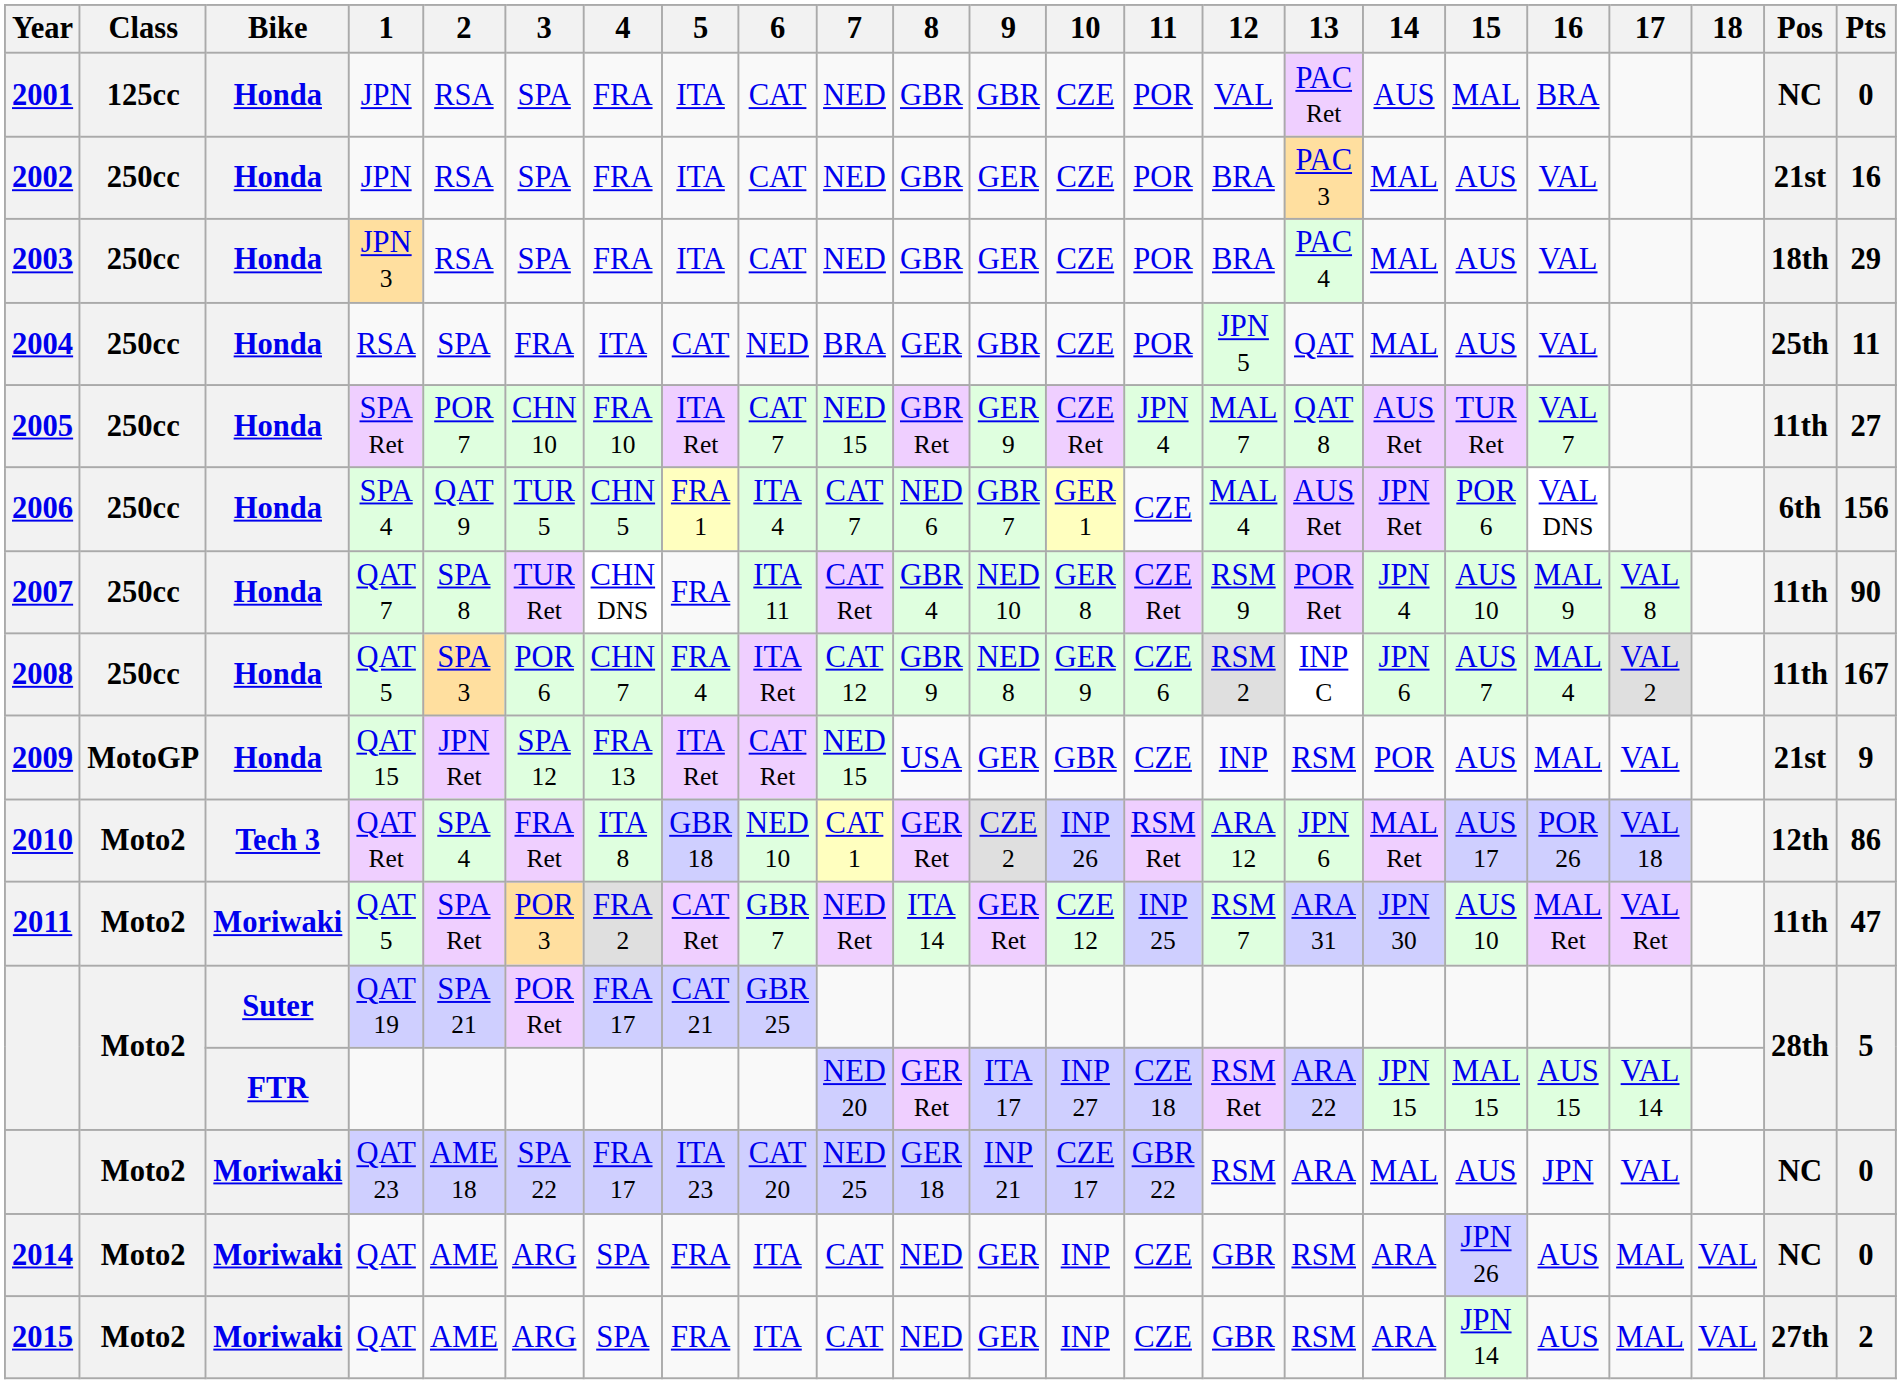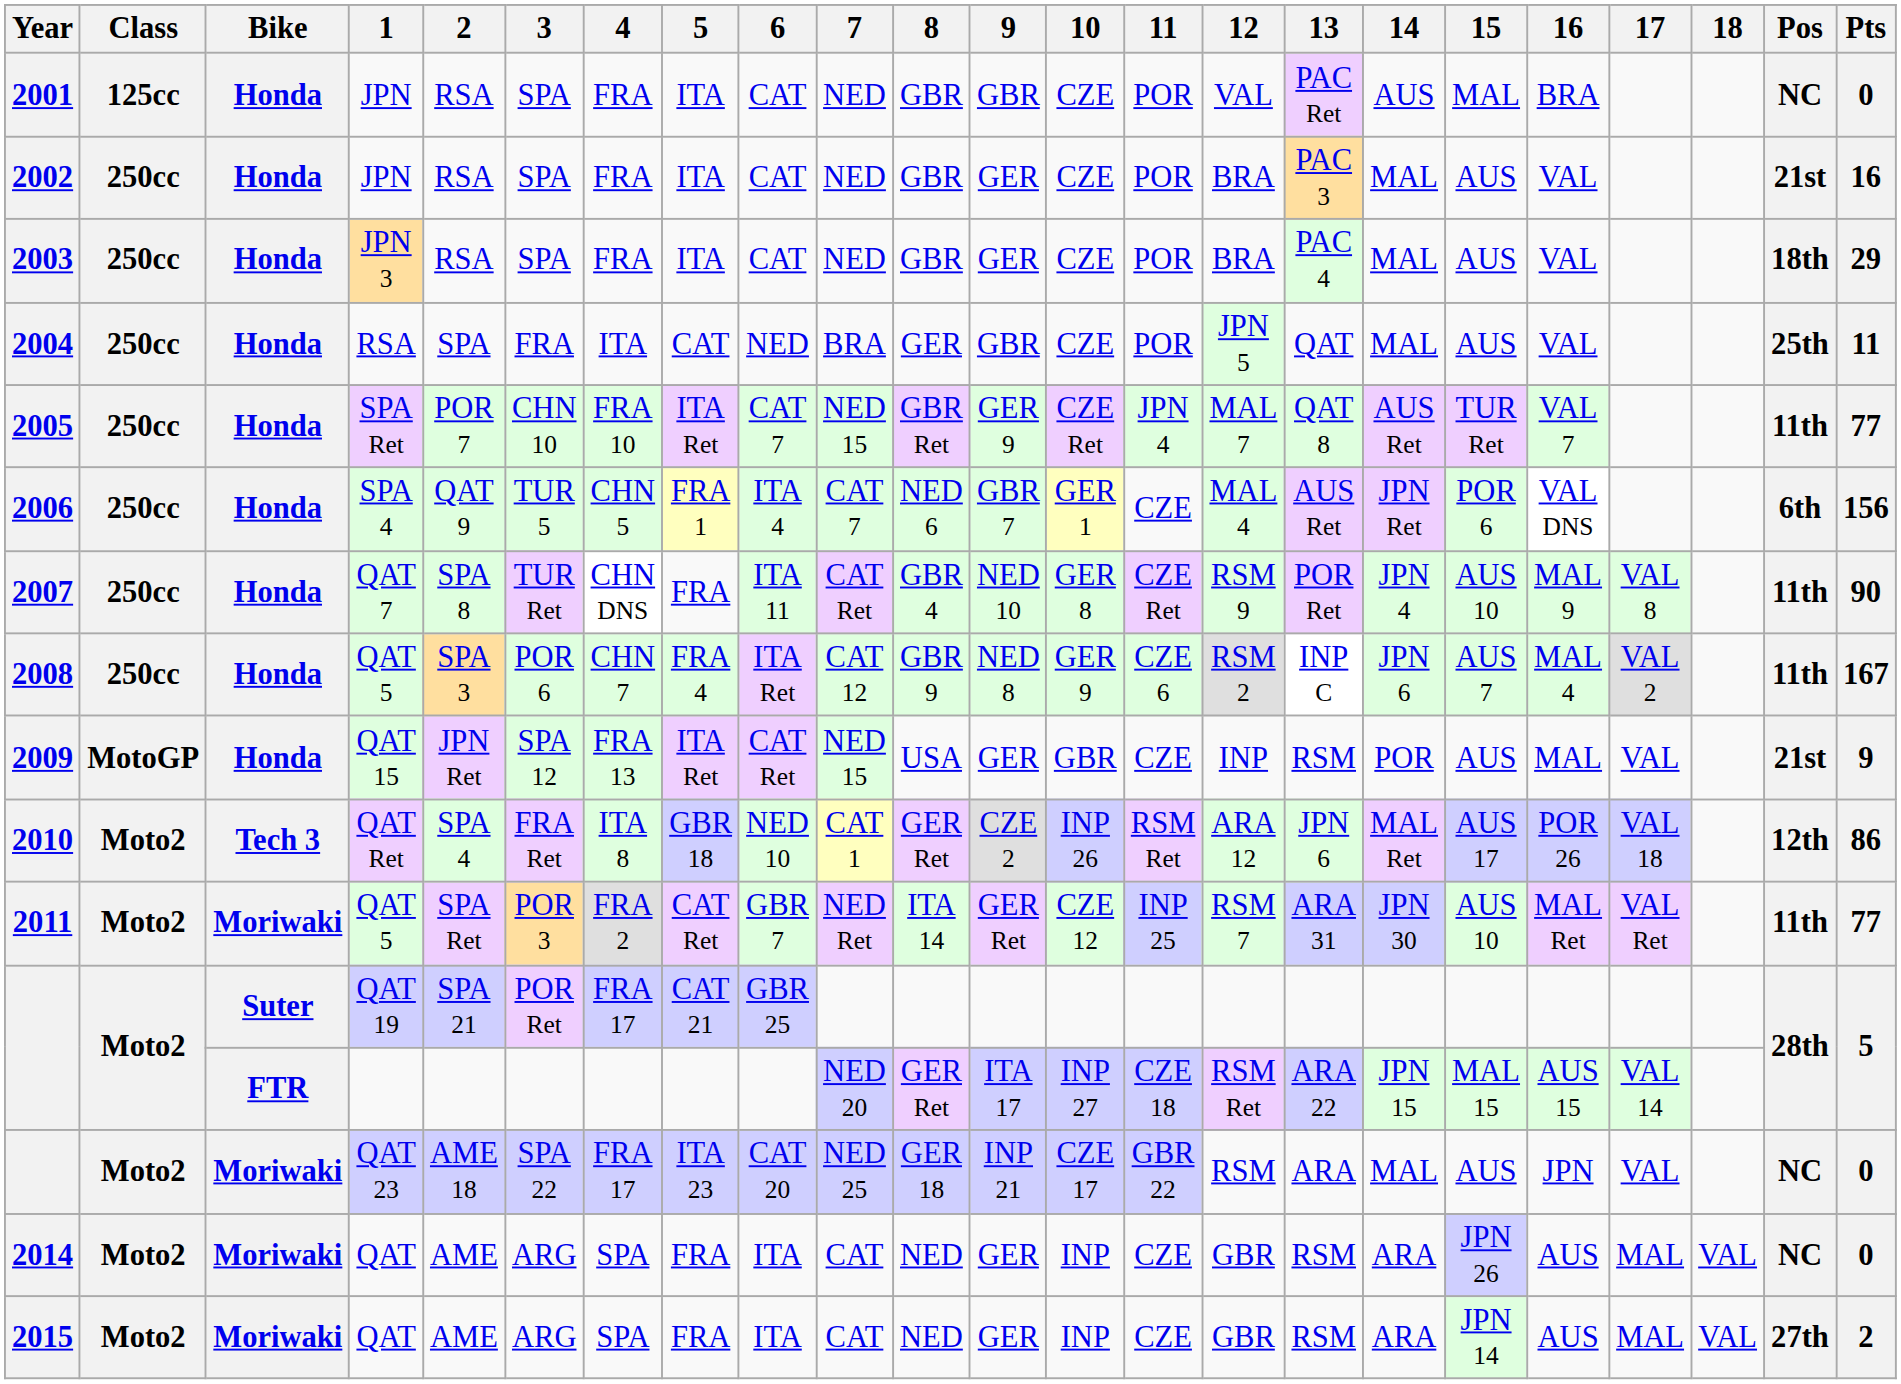(1866, 425) 27 -> (1866, 425) 77
(1866, 922) 47 -> (1866, 922) 77
